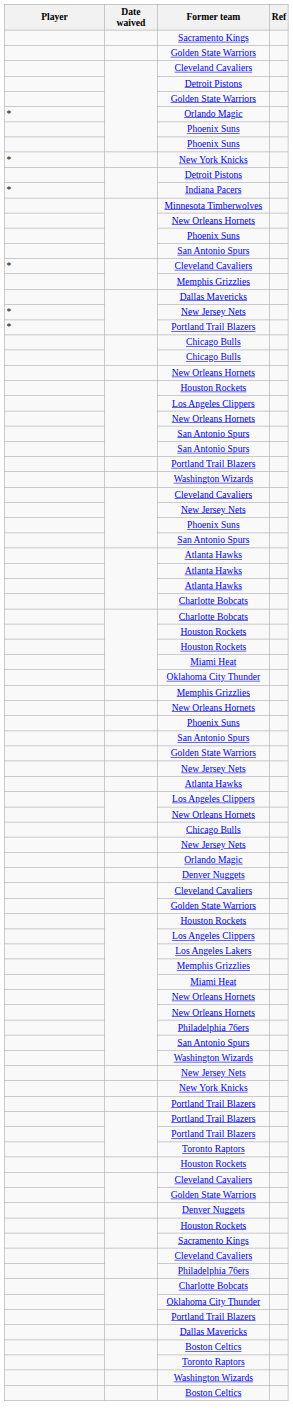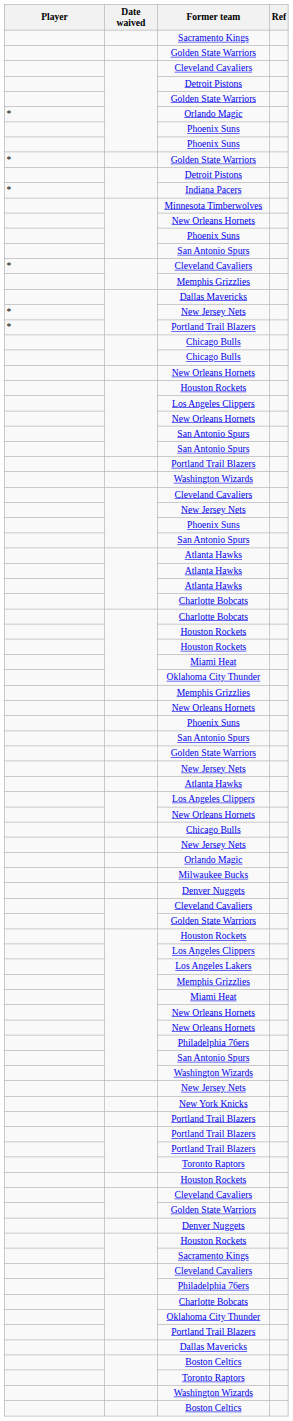- row: (9, 159)
+ row: (9, 159)
+ row: (55, 875)
